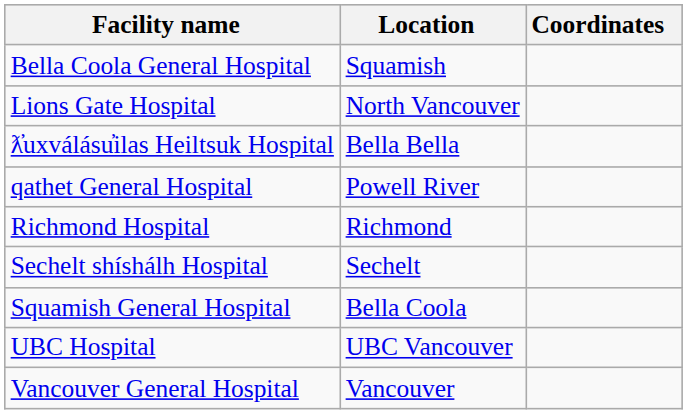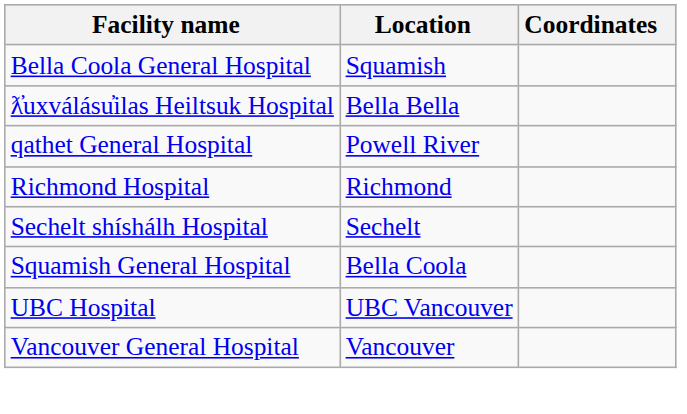- row: (113, 105)
